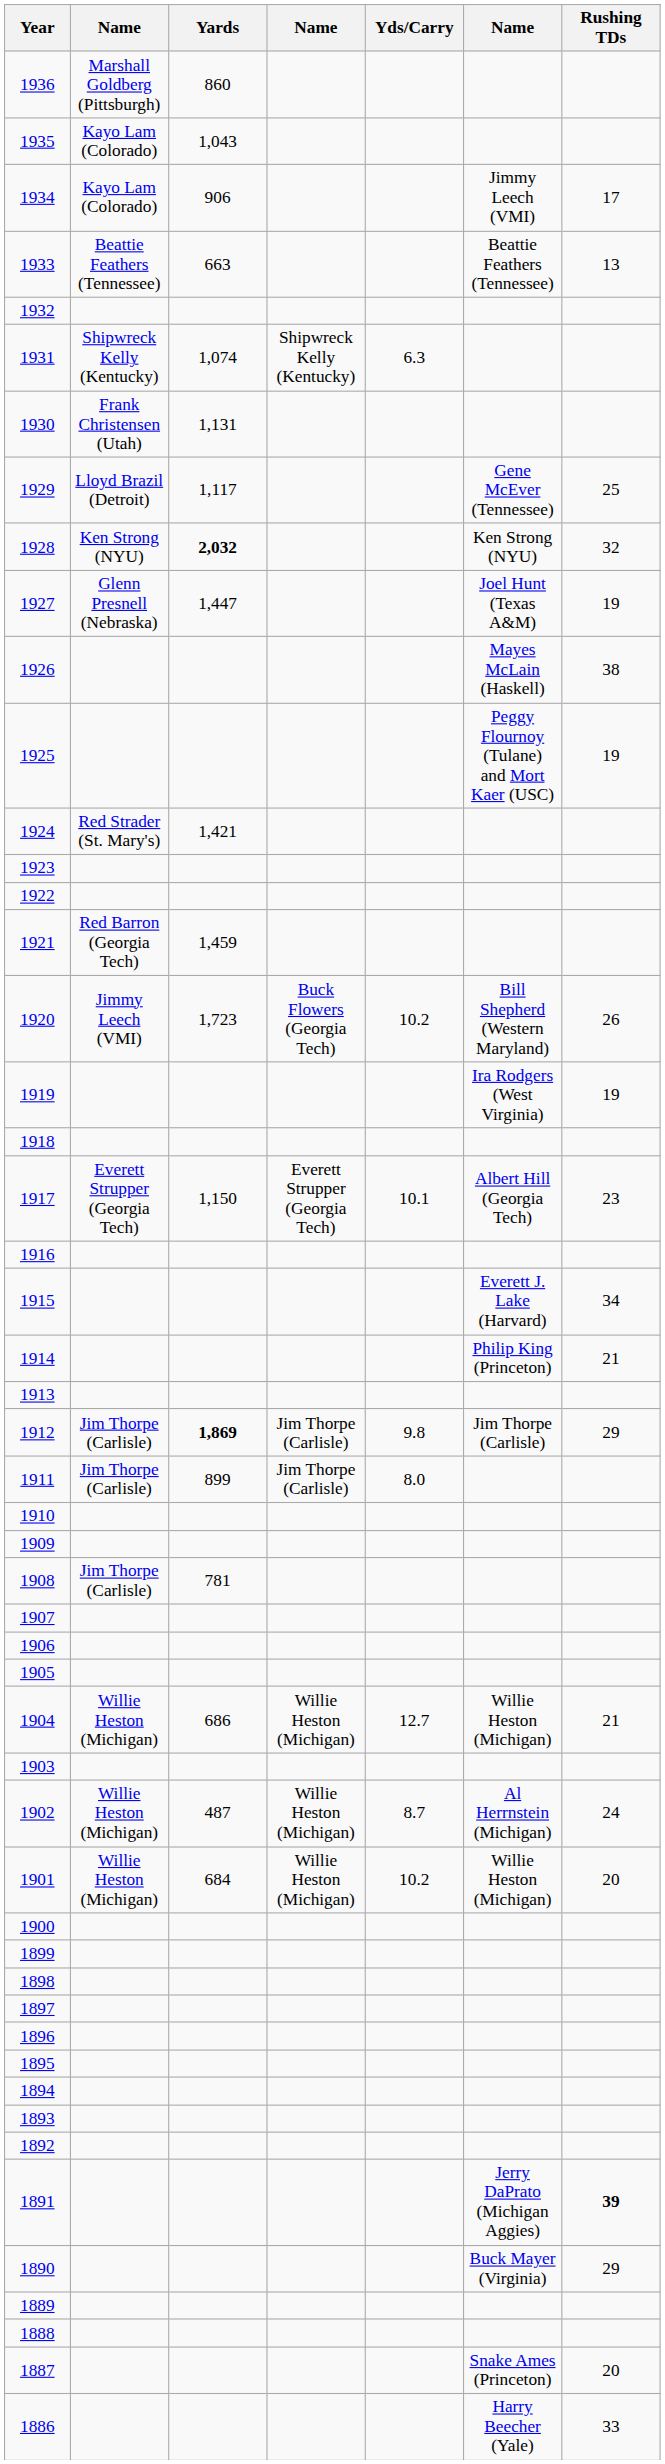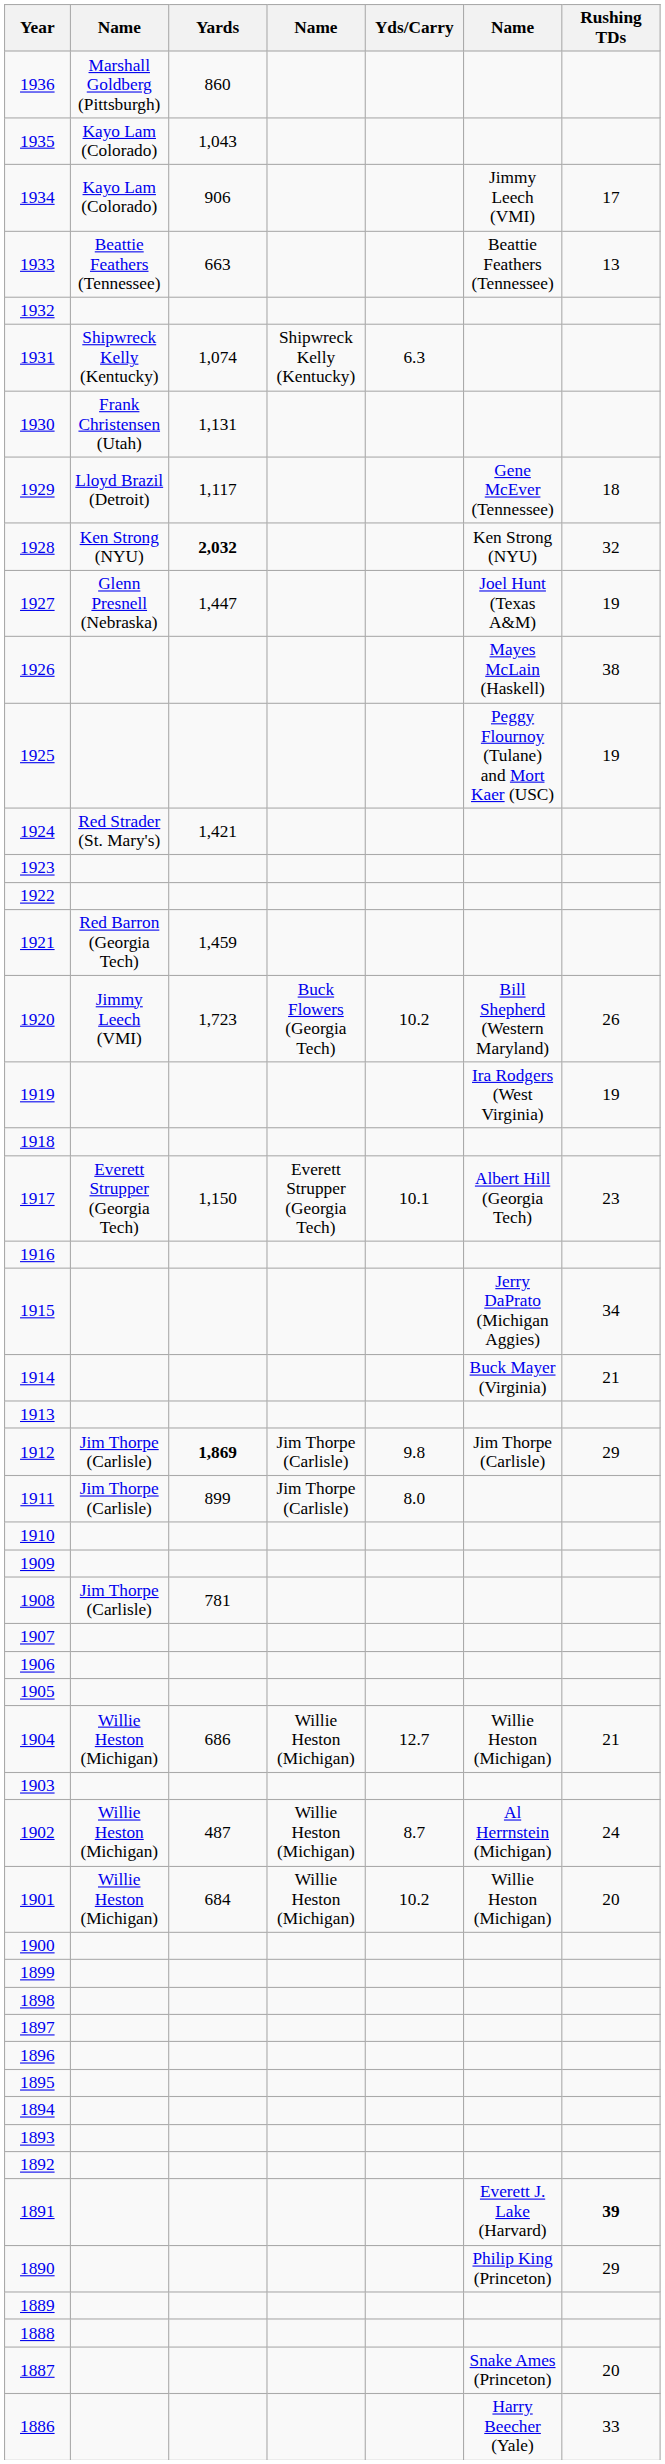(611, 490) 25 -> (611, 490) 18
(513, 1301) Everett J. Lake (Harvard) -> (513, 1311) Jerry DaPrato (Michigan Aggies)
(513, 1358) Philip King (Princeton) -> (513, 1377) Buck Mayer (Virginia)
(513, 2202) Jerry DaPrato (Michigan Aggies) -> (513, 2211) Everett J. Lake (Harvard)
(513, 2268) Buck Mayer (Virginia) -> (513, 2268) Philip King (Princeton)
